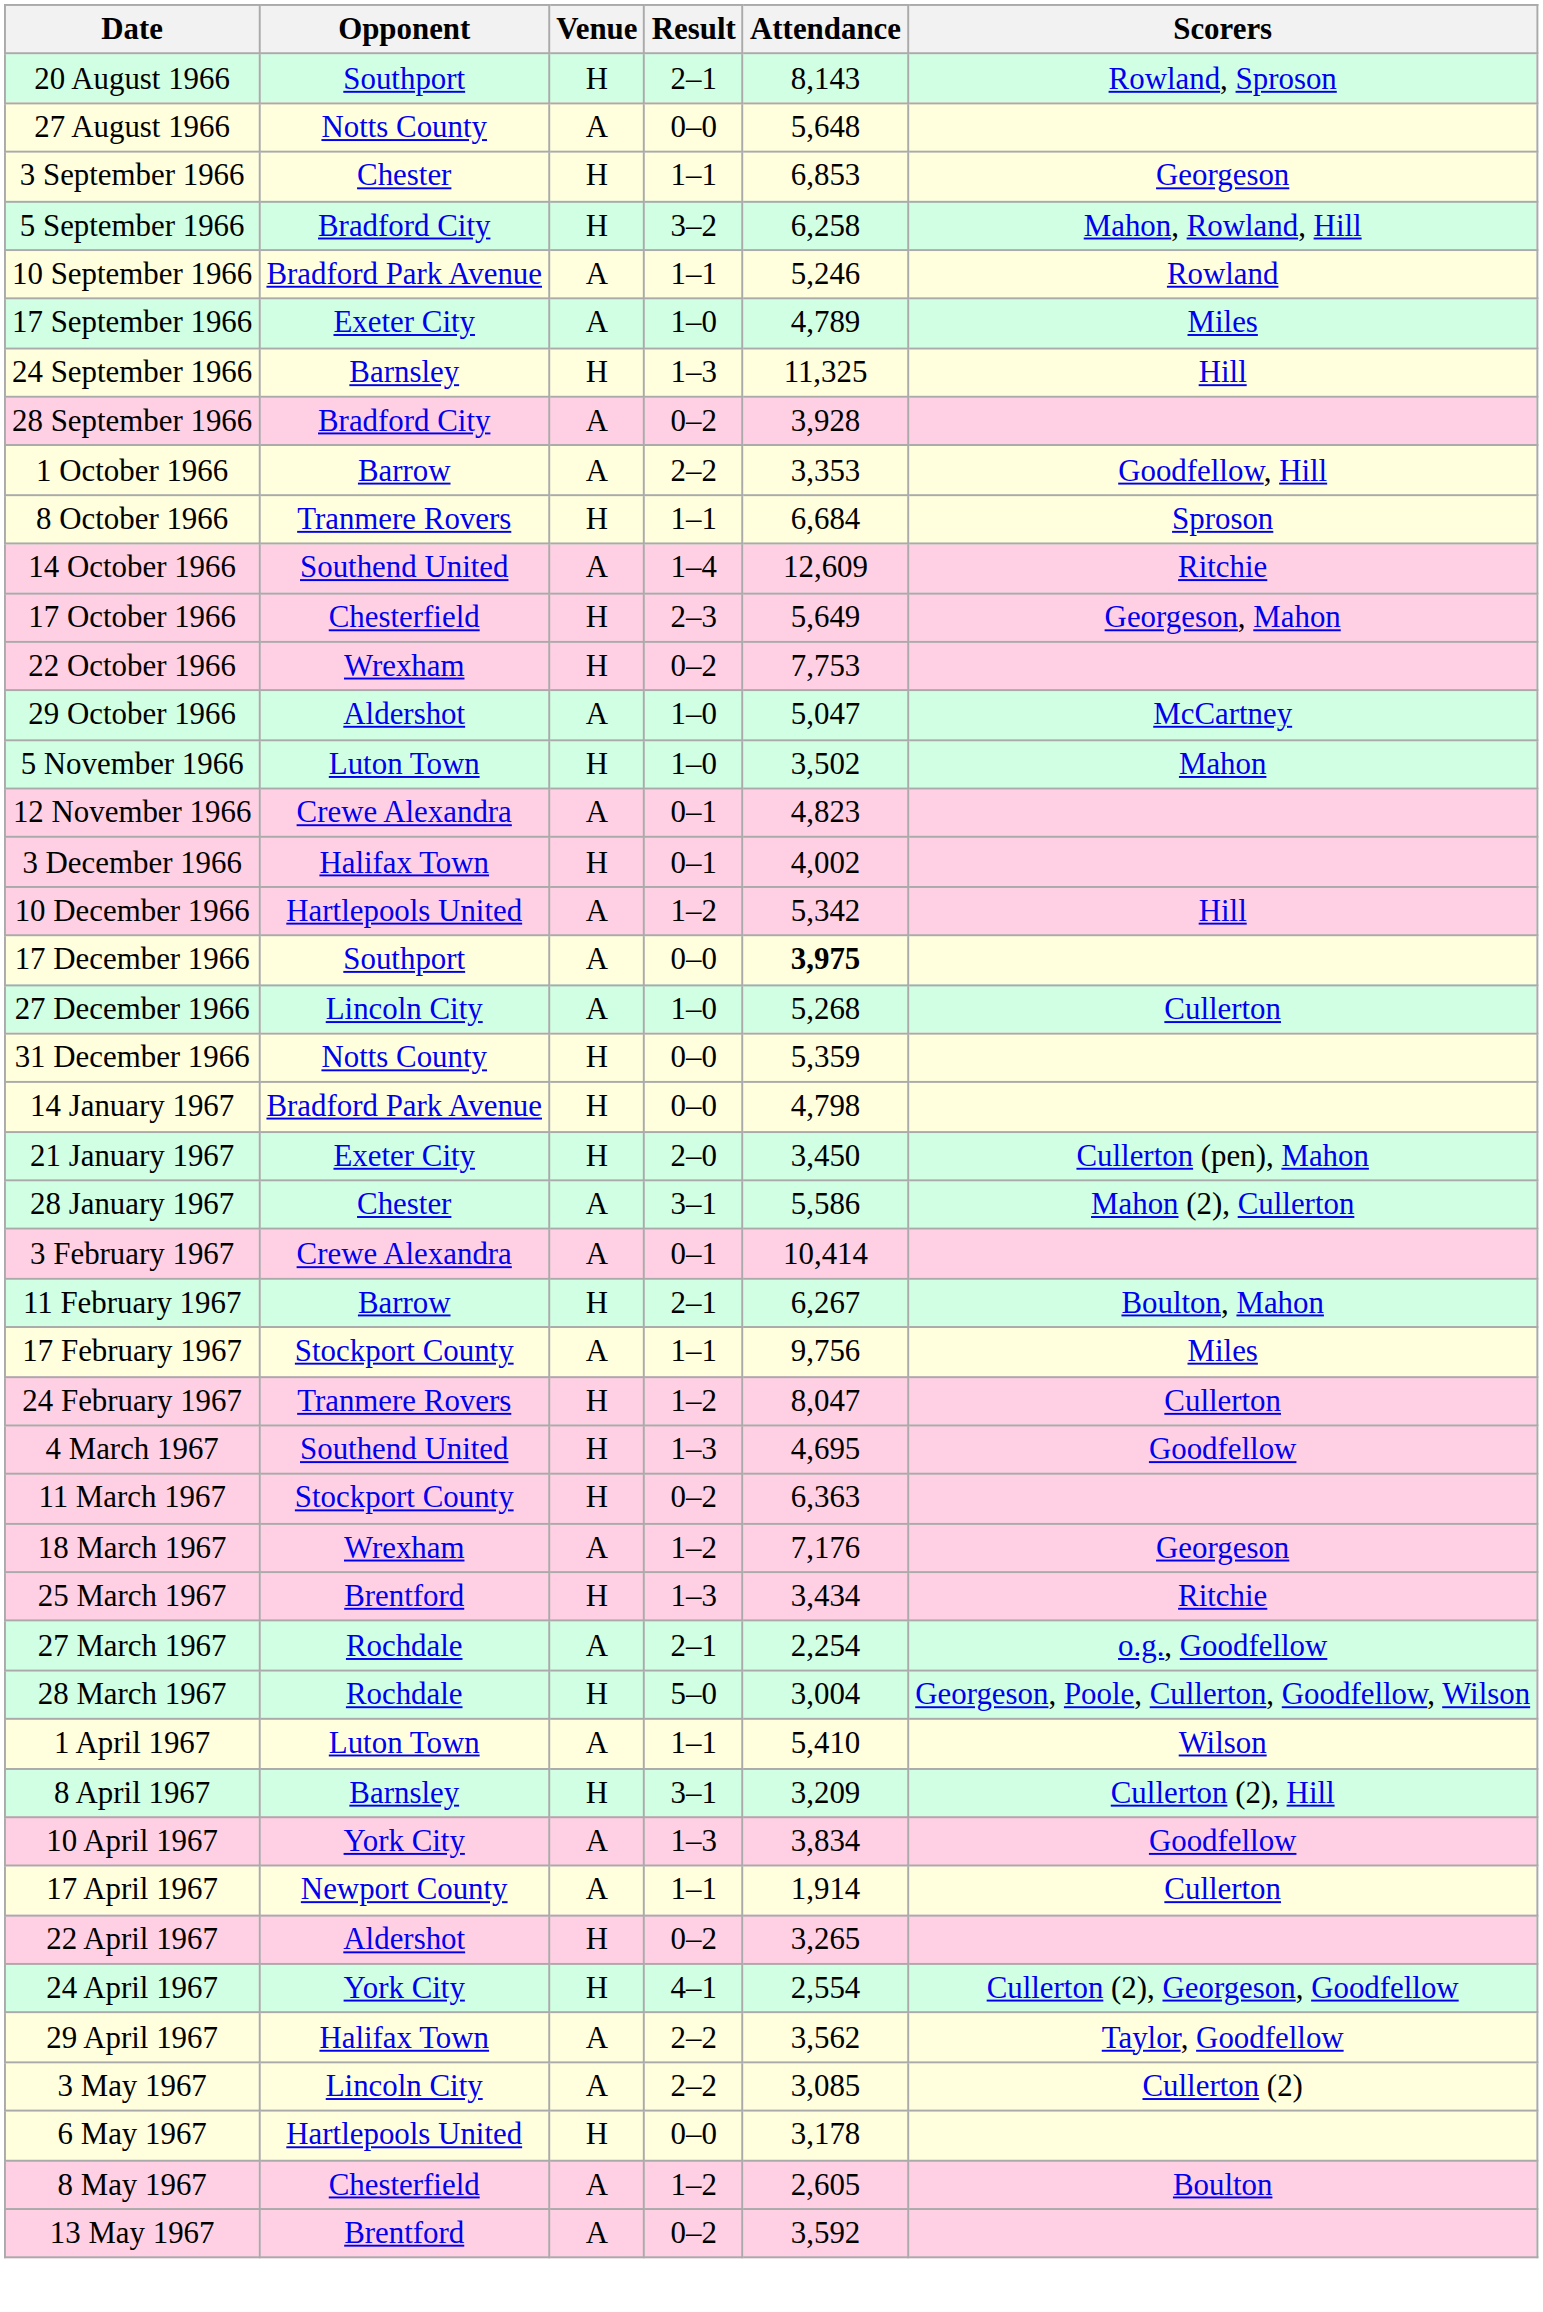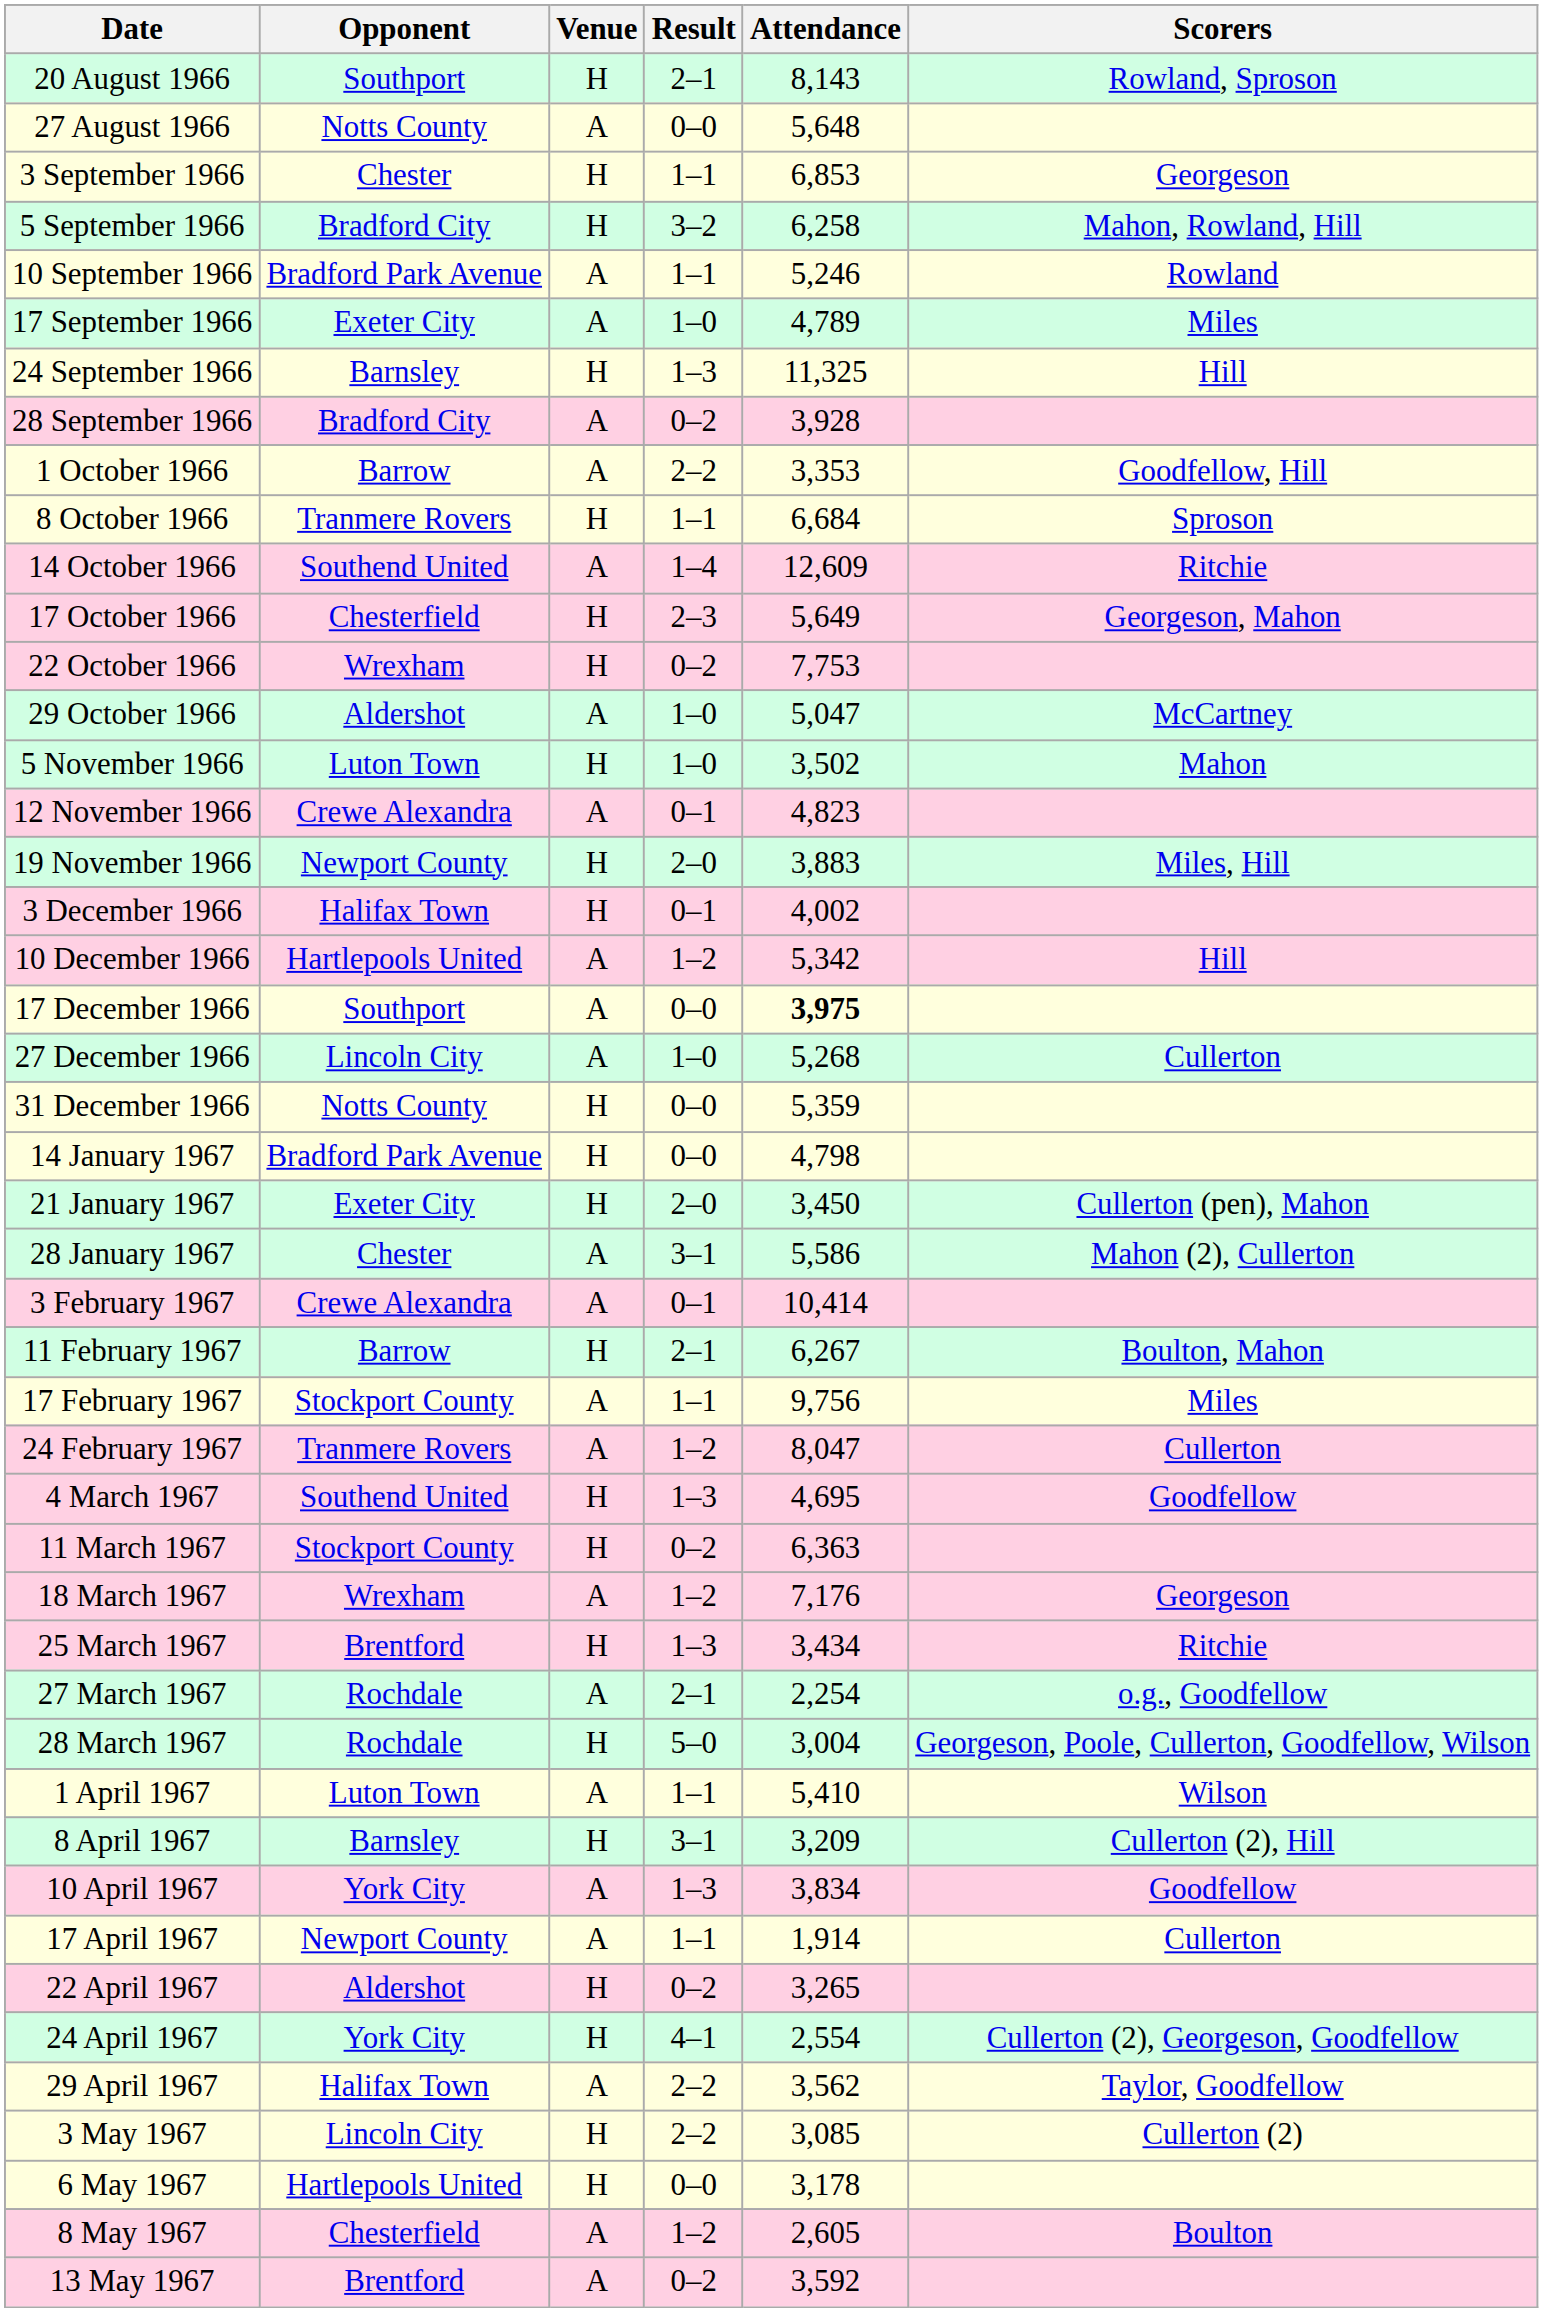+ row: (132, 861)
(597, 1400) H -> (597, 1449) A
(597, 2085) A -> (597, 2134) H
